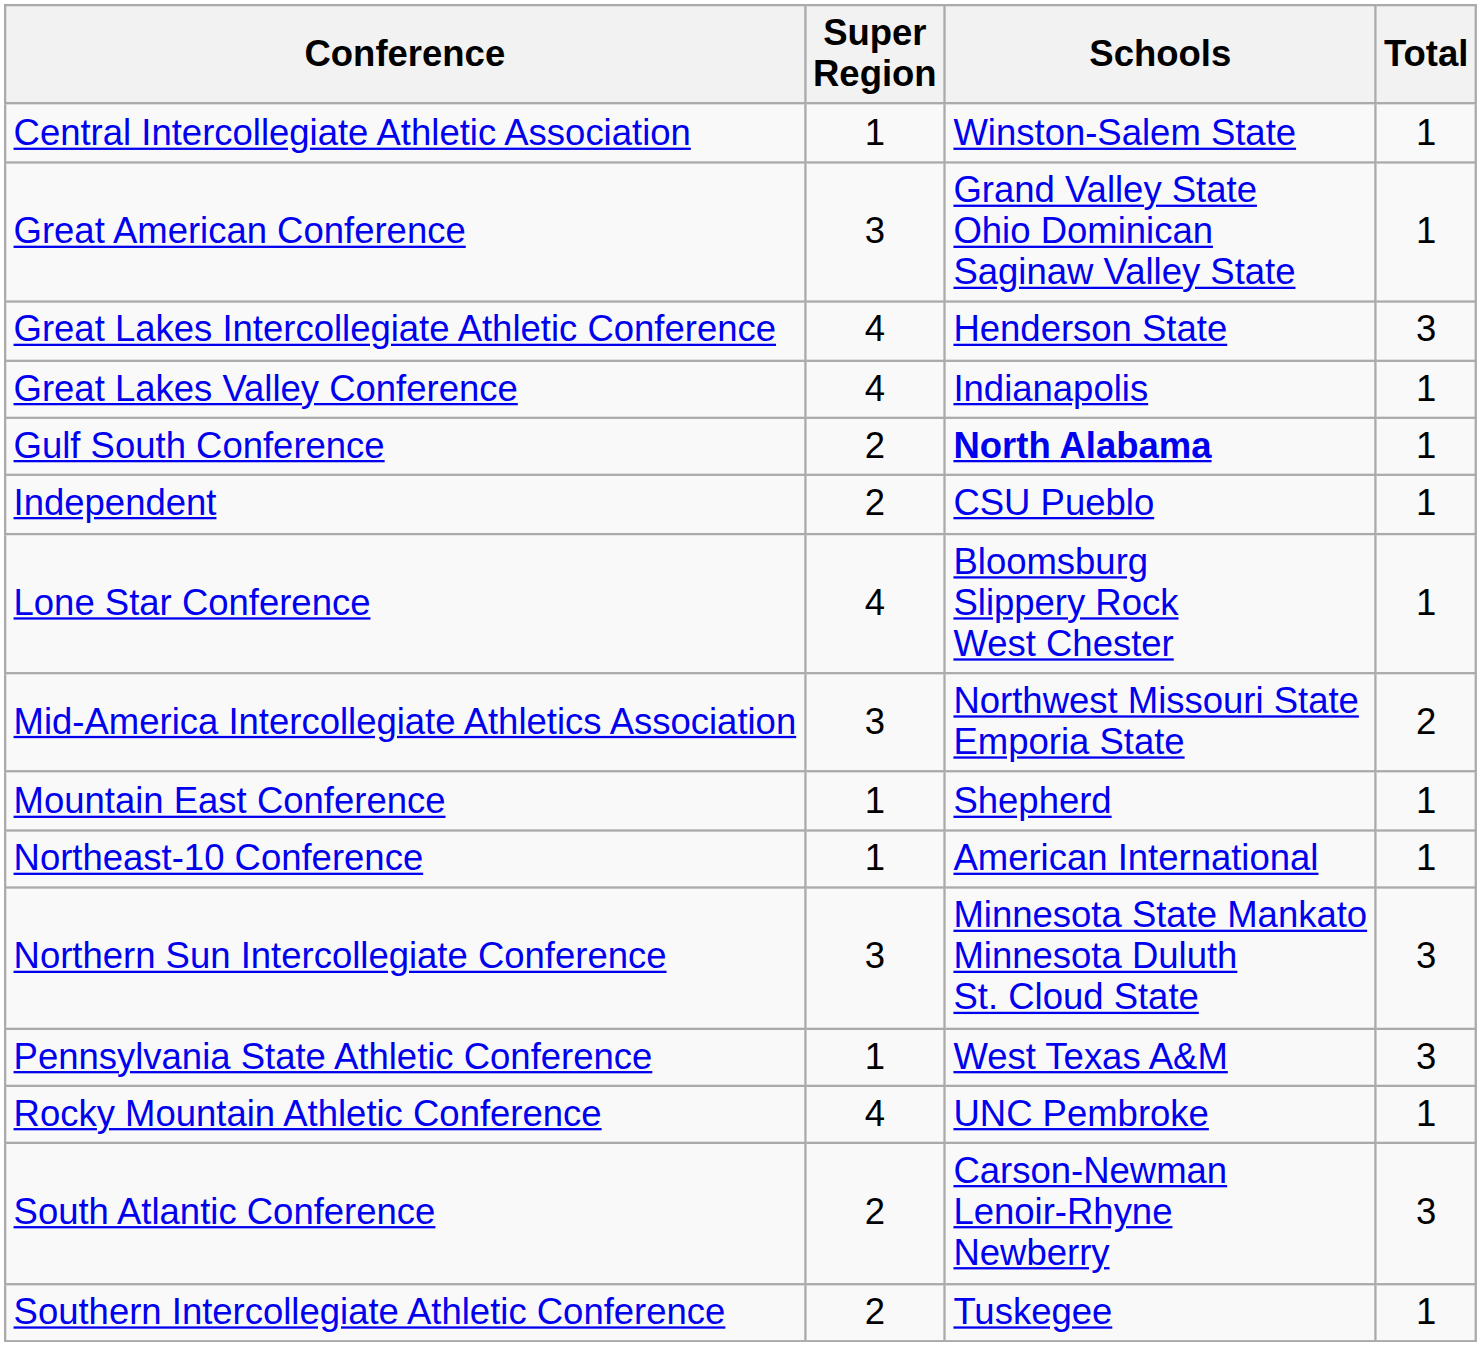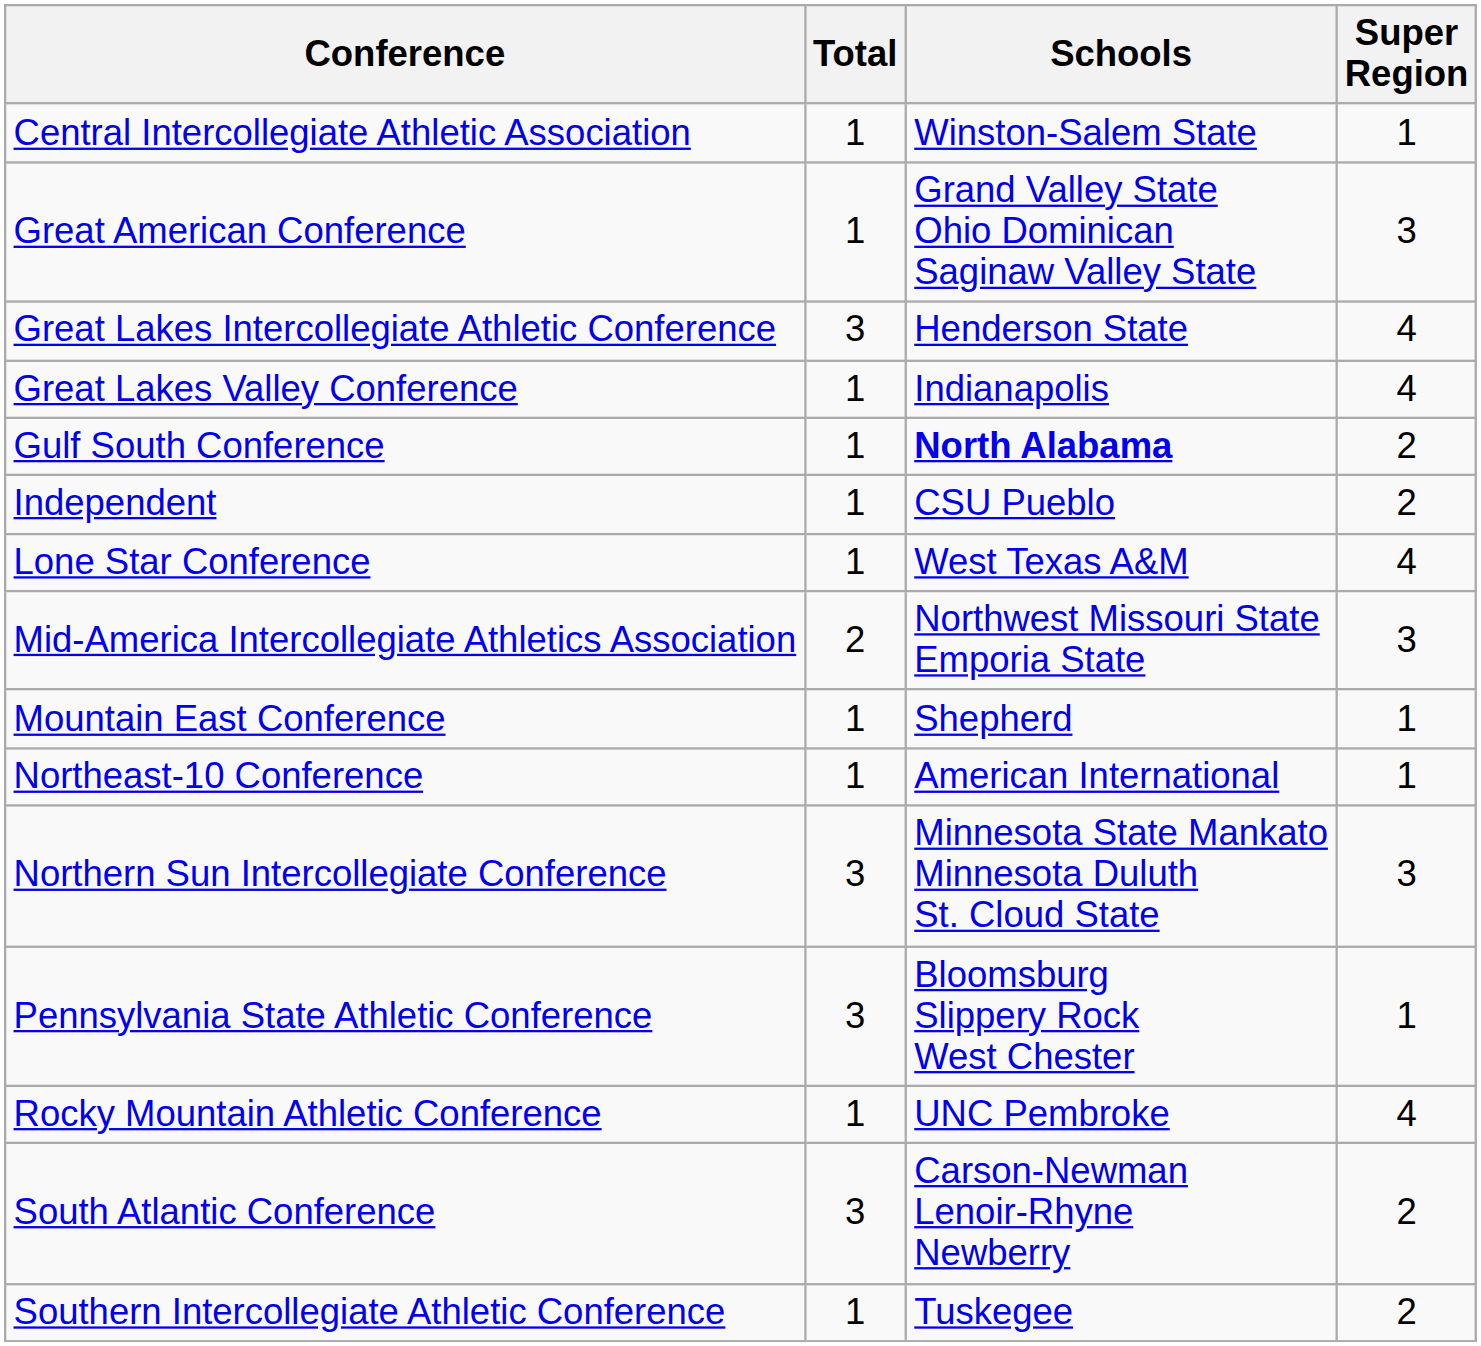columns swapped: (1426, 53) <-> (875, 53)
(1066, 602) Bloomsburg Slippery Rock West Chester -> (1051, 561) West Texas A&M
(1091, 1056) West Texas A&M -> (1027, 1014) Bloomsburg Slippery Rock West Chester
